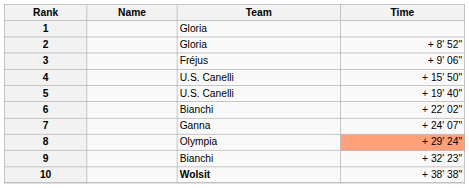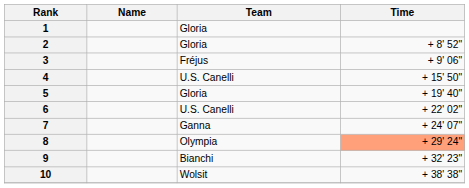(207, 93) U.S. Canelli -> (193, 93) Gloria
(196, 110) Bianchi -> (207, 110) U.S. Canelli
(195, 175) bold -> (193, 175) normal
